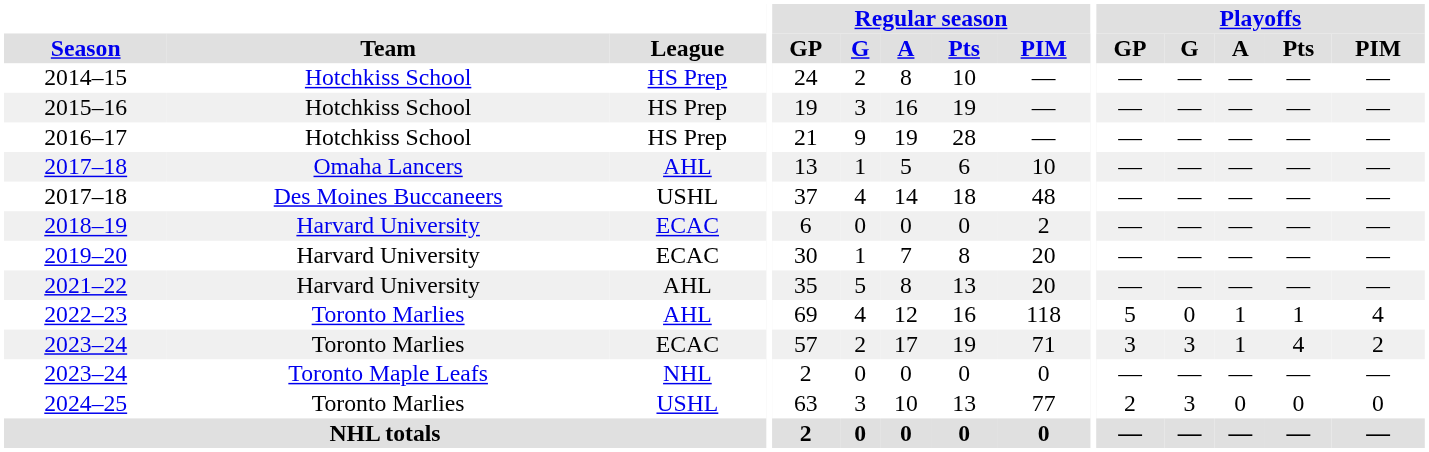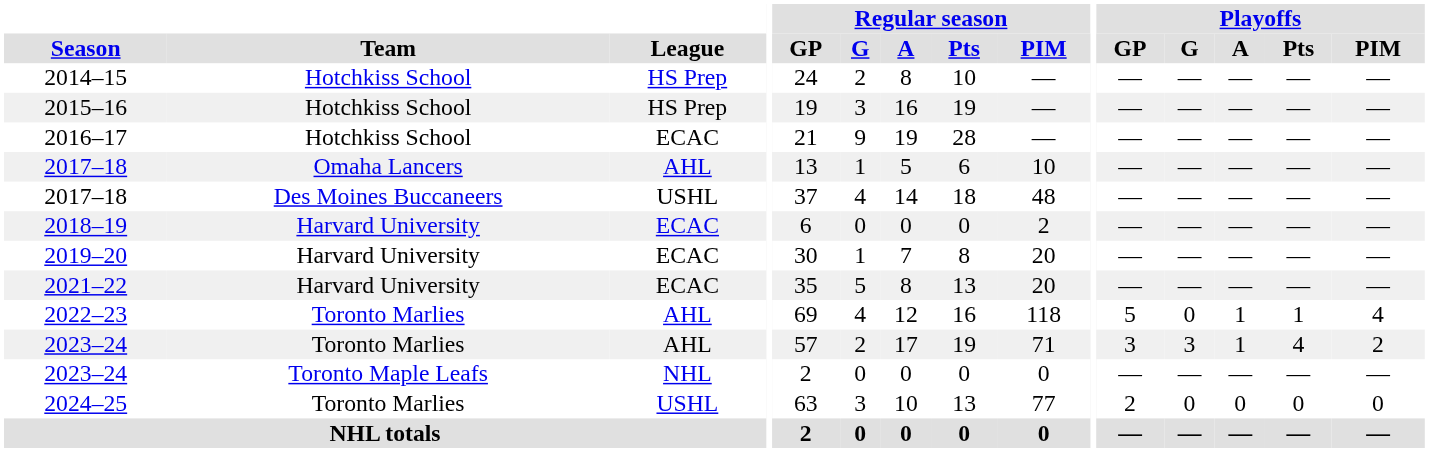(687, 136) HS Prep -> (687, 136) ECAC
(687, 284) AHL -> (687, 284) ECAC
(687, 344) ECAC -> (687, 344) AHL
(1190, 403) 3 -> (1190, 403) 0
